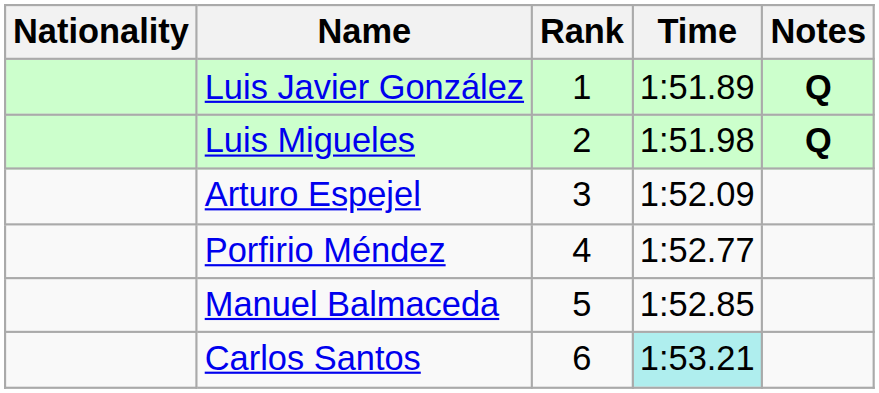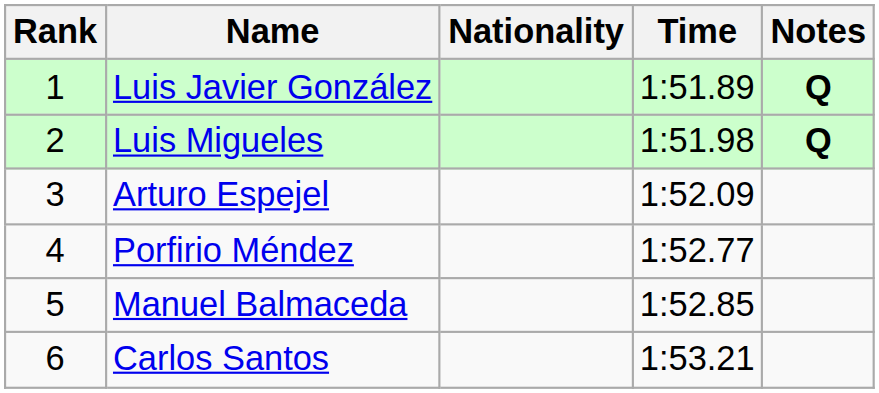columns swapped: (582, 31) <-> (101, 31)
(697, 359) paleturquoise background -> (697, 359) no background
